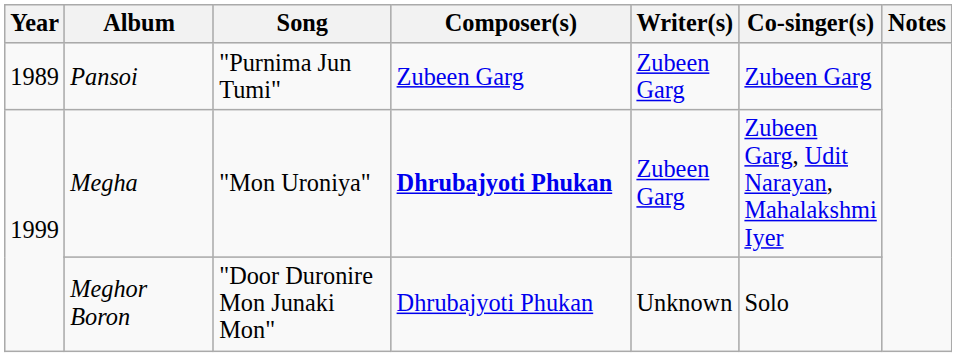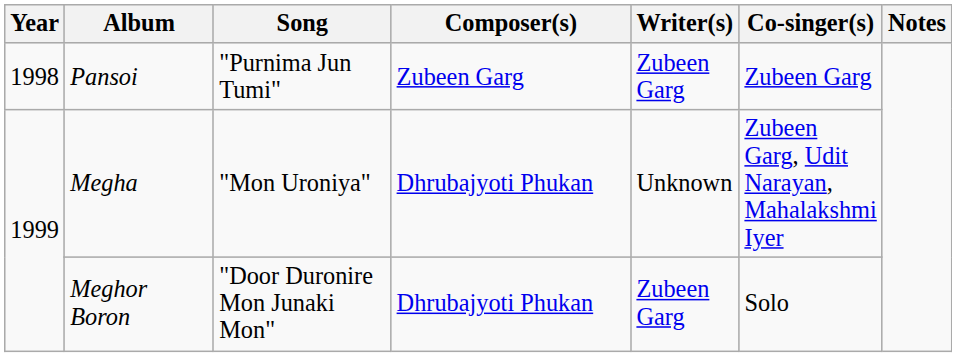(35, 76) 1989 -> (35, 76) 1998
(504, 183) bold -> (495, 183) normal
(673, 183) Zubeen Garg -> (684, 183) Unknown
(684, 303) Unknown -> (673, 303) Zubeen Garg
